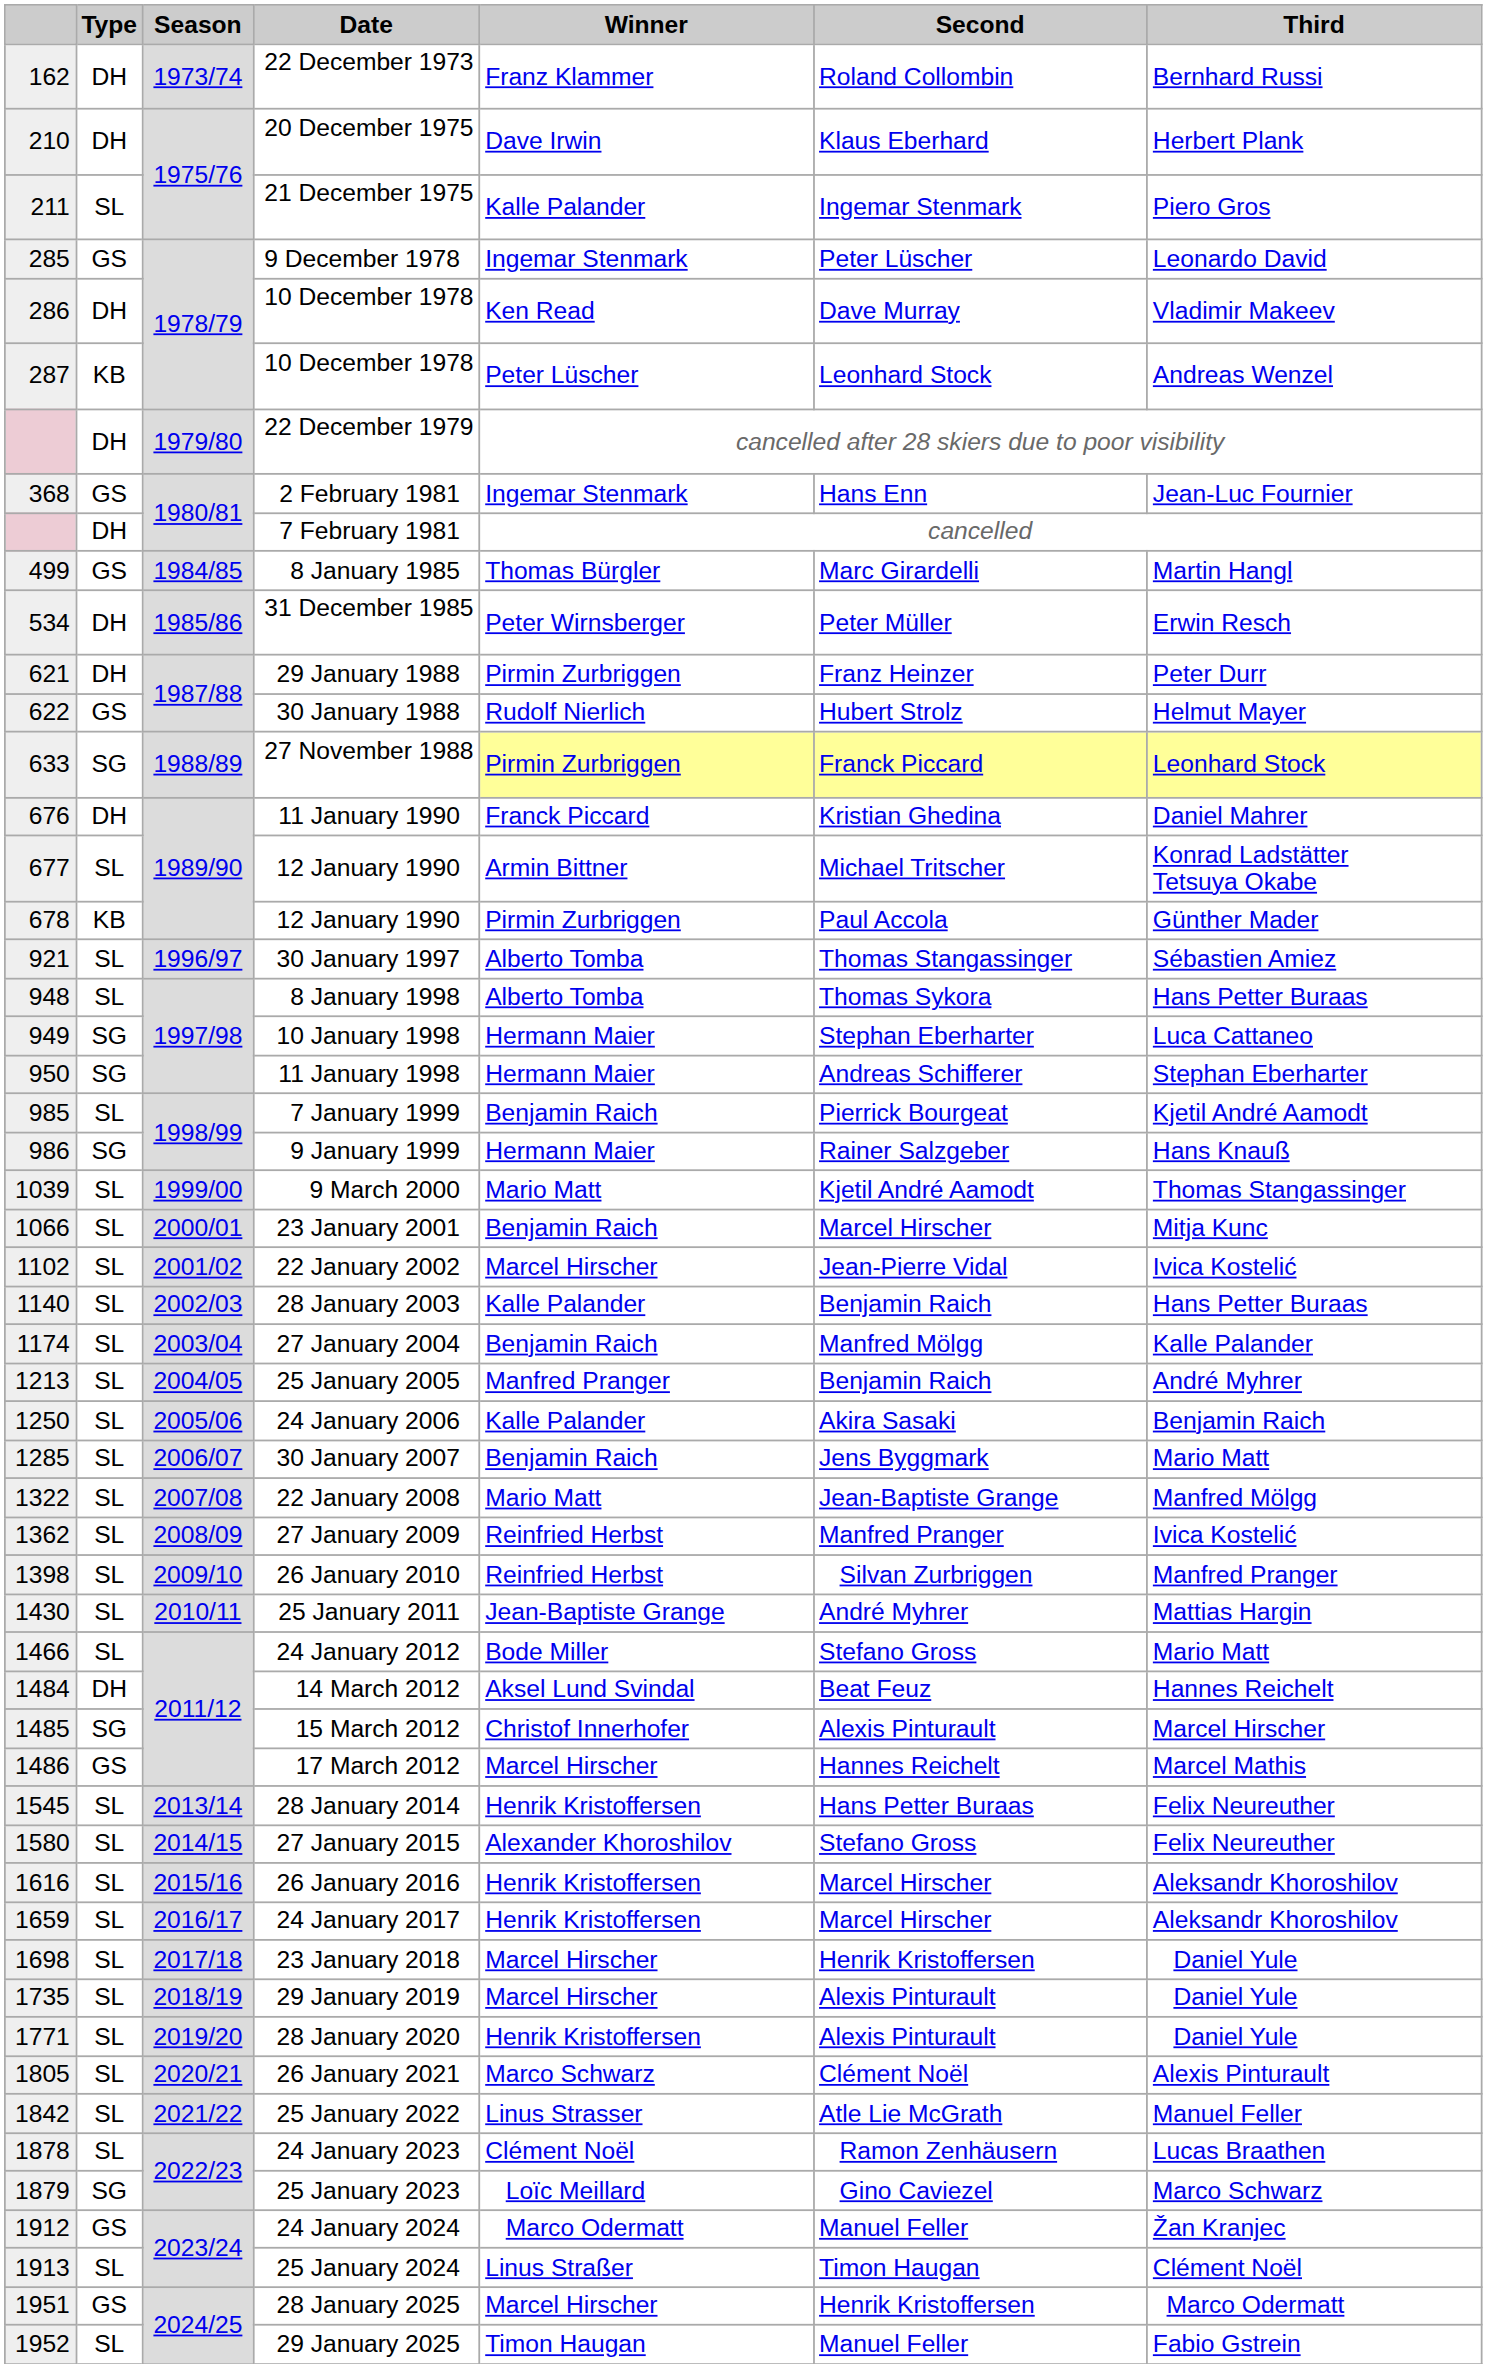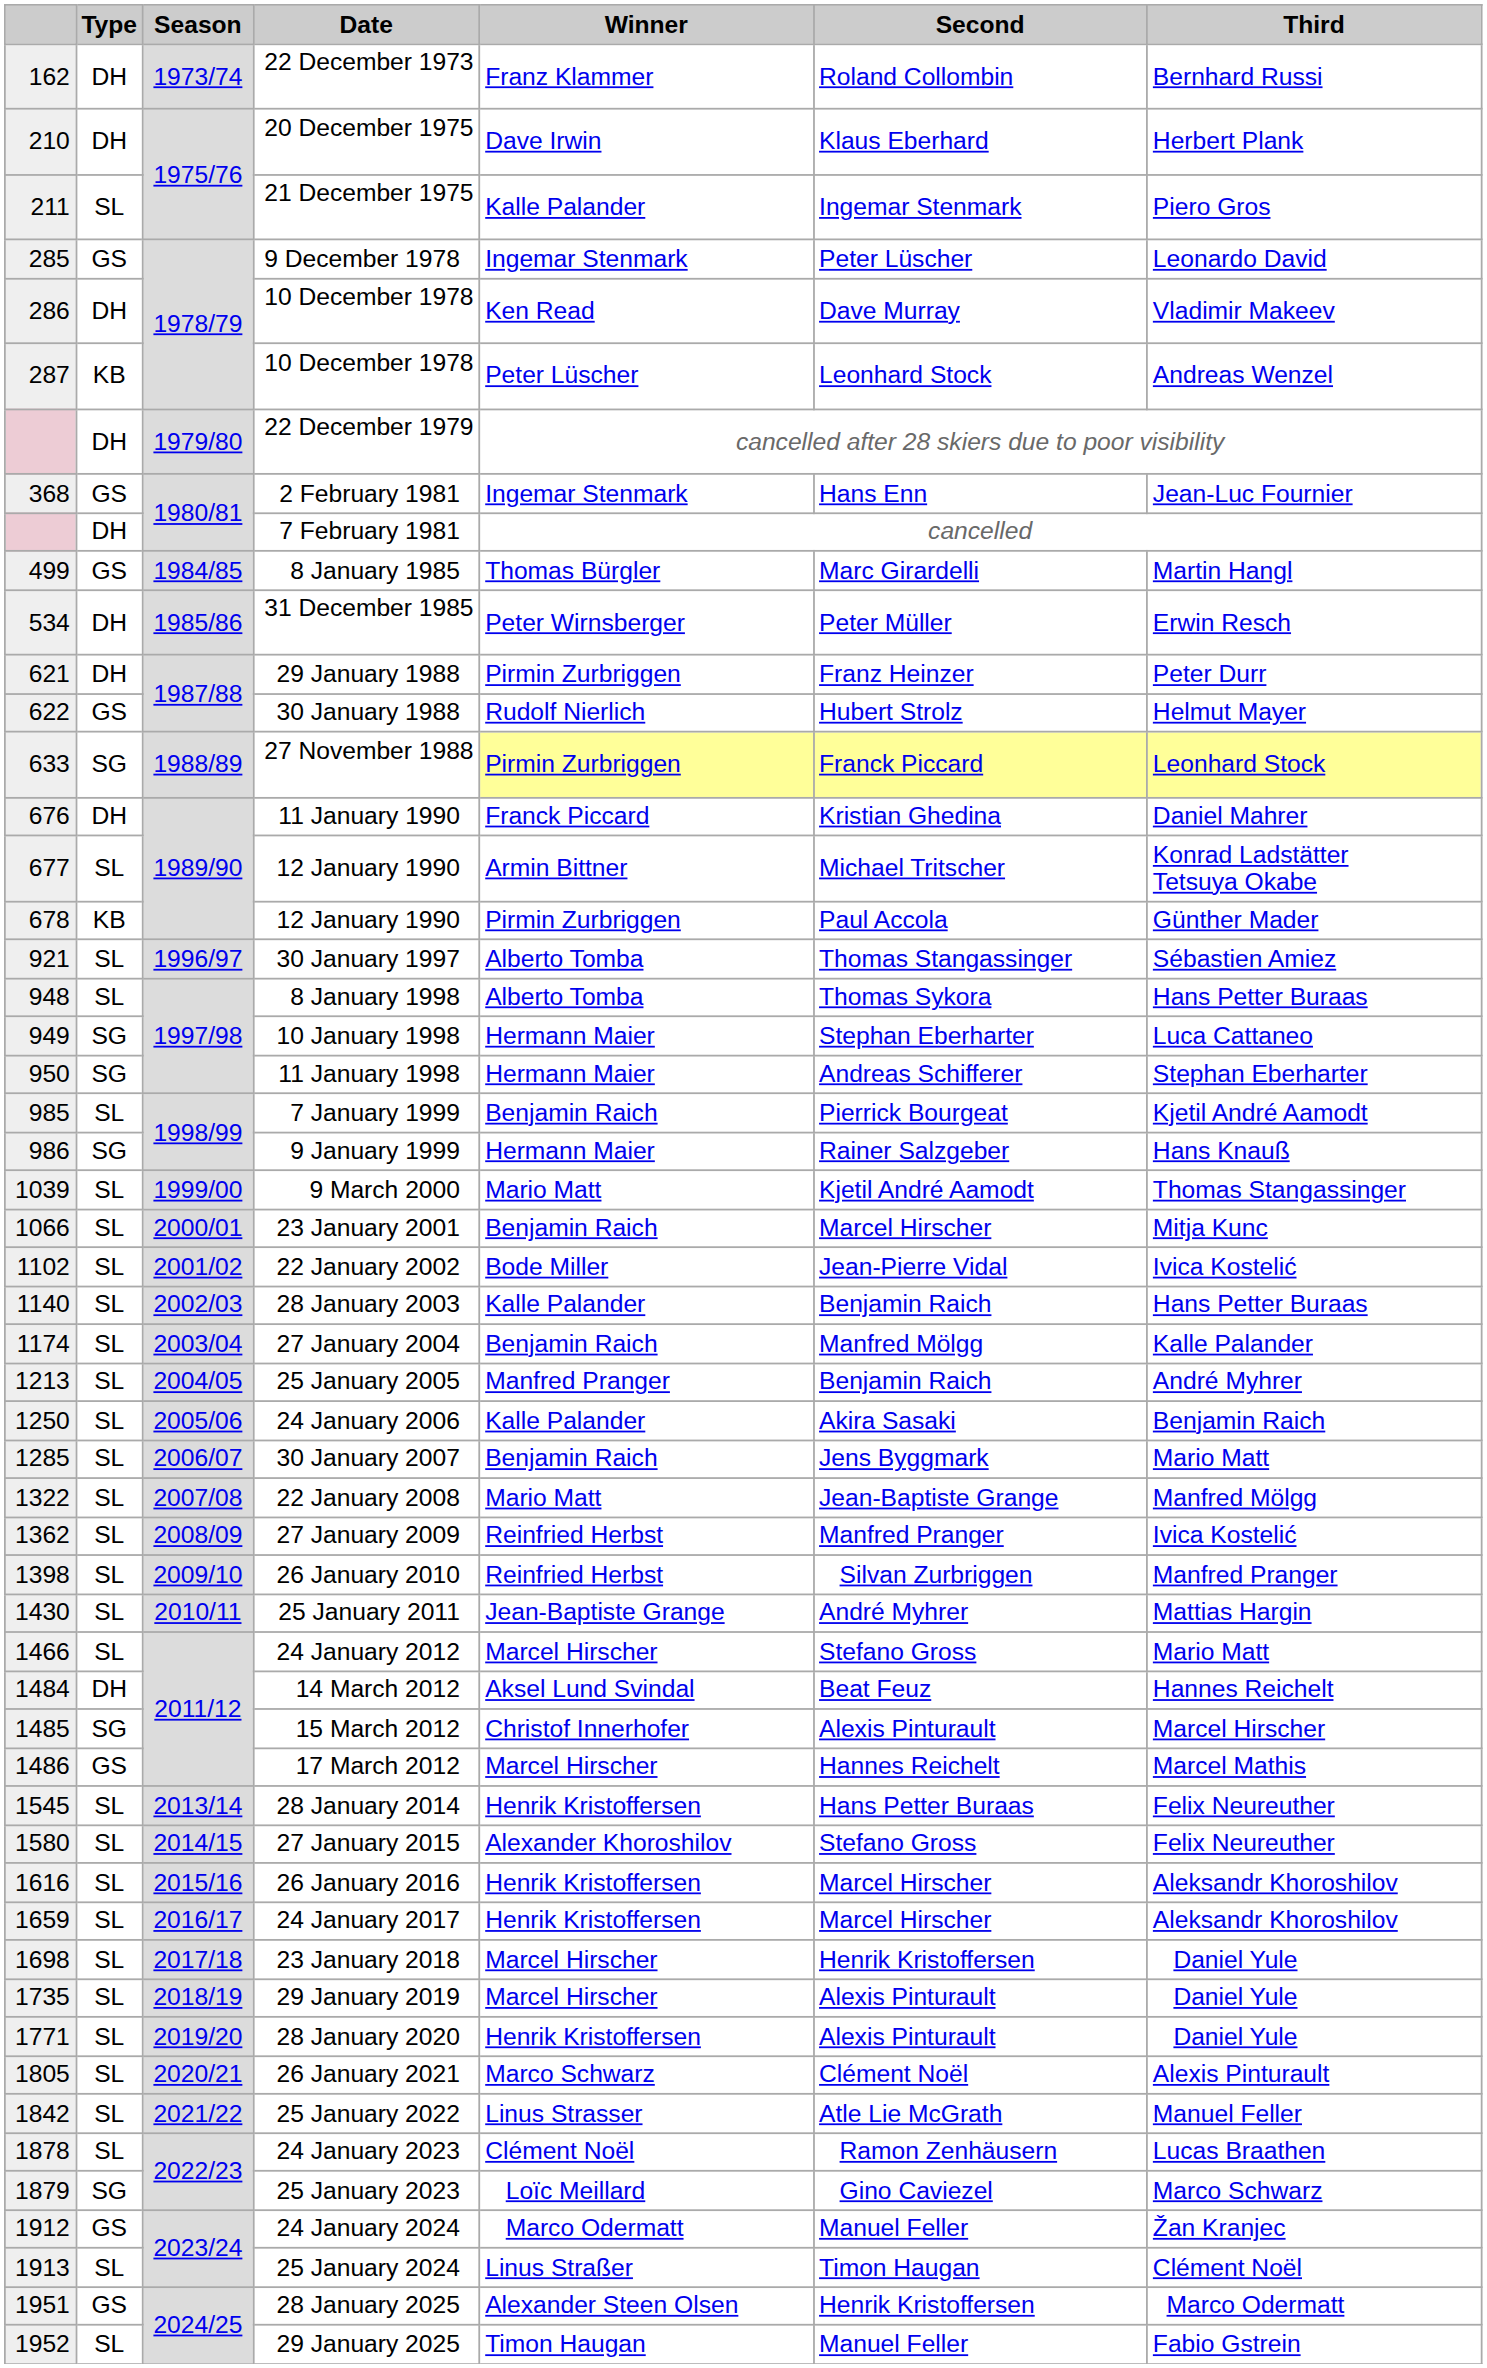(571, 1266) Marcel Hirscher -> (547, 1266) Bode Miller
(547, 1651) Bode Miller -> (571, 1651) Marcel Hirscher
(571, 2305) Marcel Hirscher -> (612, 2305) Alexander Steen Olsen
